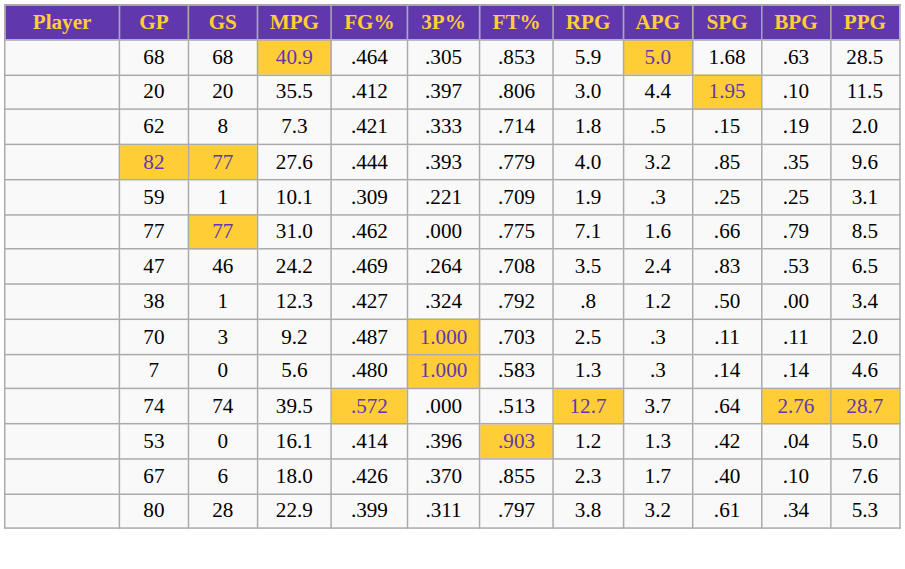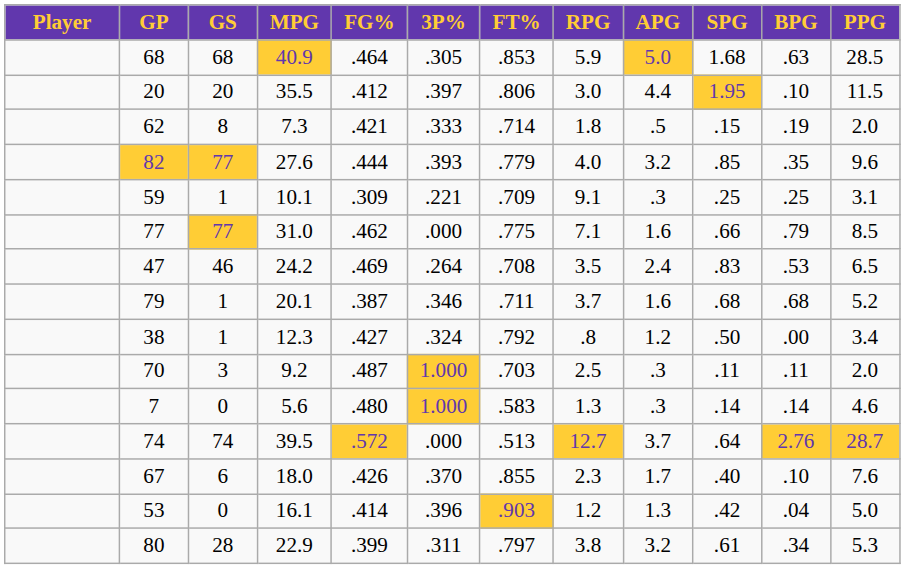(588, 196) 1.9 -> (588, 196) 9.1
+ row: (154, 301)
rows swapped: (154, 441) <-> (154, 476)
